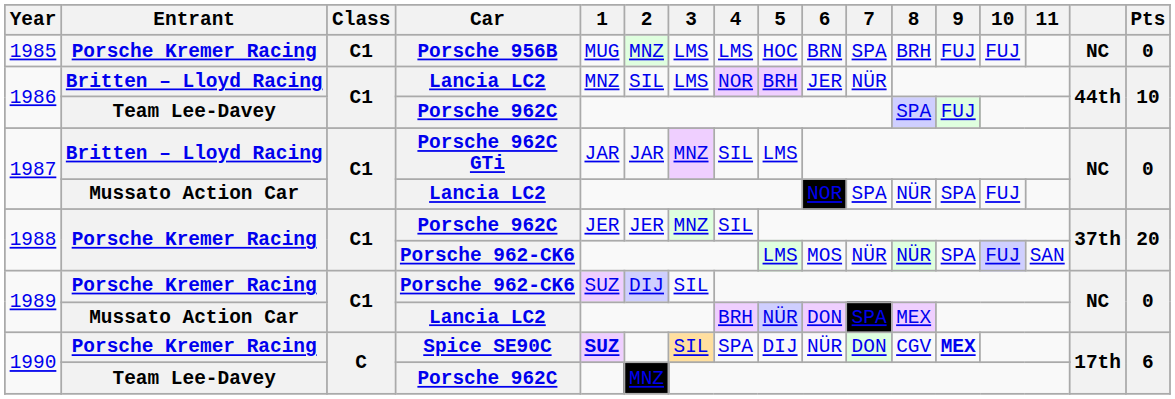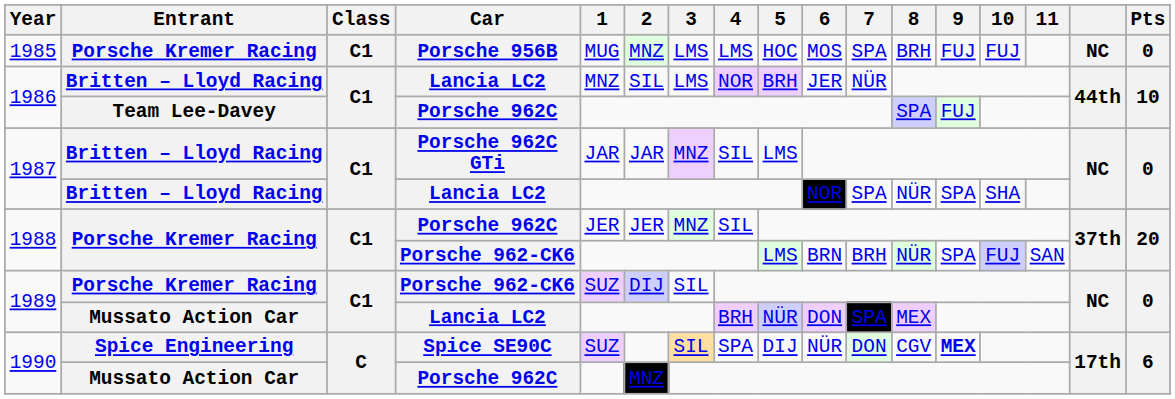(825, 51) BRN -> (825, 51) MOS
(194, 195) Mussato Action Car -> (194, 195) Britten – Lloyd Racing
(1003, 195) FUJ -> (1003, 195) SHA
(825, 256) MOS -> (825, 256) BRN
(869, 256) NÜR -> (869, 256) BRH
(194, 348) Porsche Kremer Racing -> (194, 348) Spice Engineering
(602, 348) bold -> (602, 348) normal
(194, 378) Team Lee-Davey -> (194, 378) Mussato Action Car
